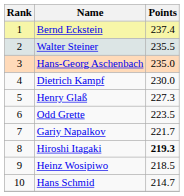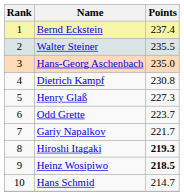(163, 81) 230.0 -> (163, 81) 230.8
(163, 115) 223.5 -> (163, 115) 223.7
(163, 166) normal -> (163, 166) bold
